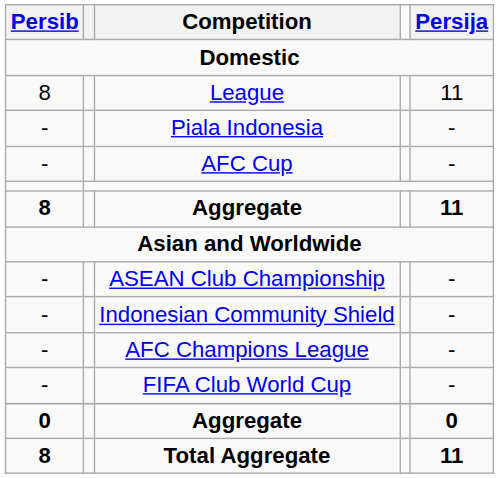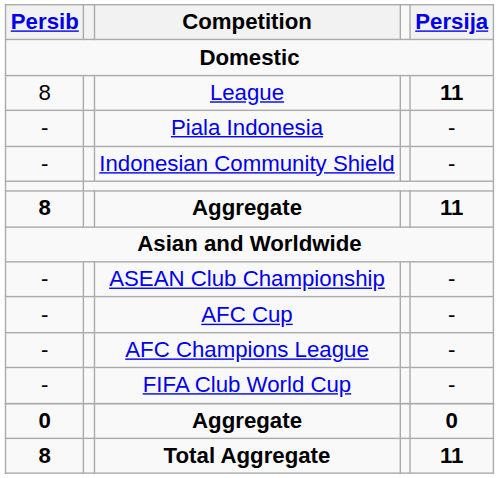(452, 92) normal -> (452, 92) bold
rows swapped: (45, 314) <-> (45, 163)
